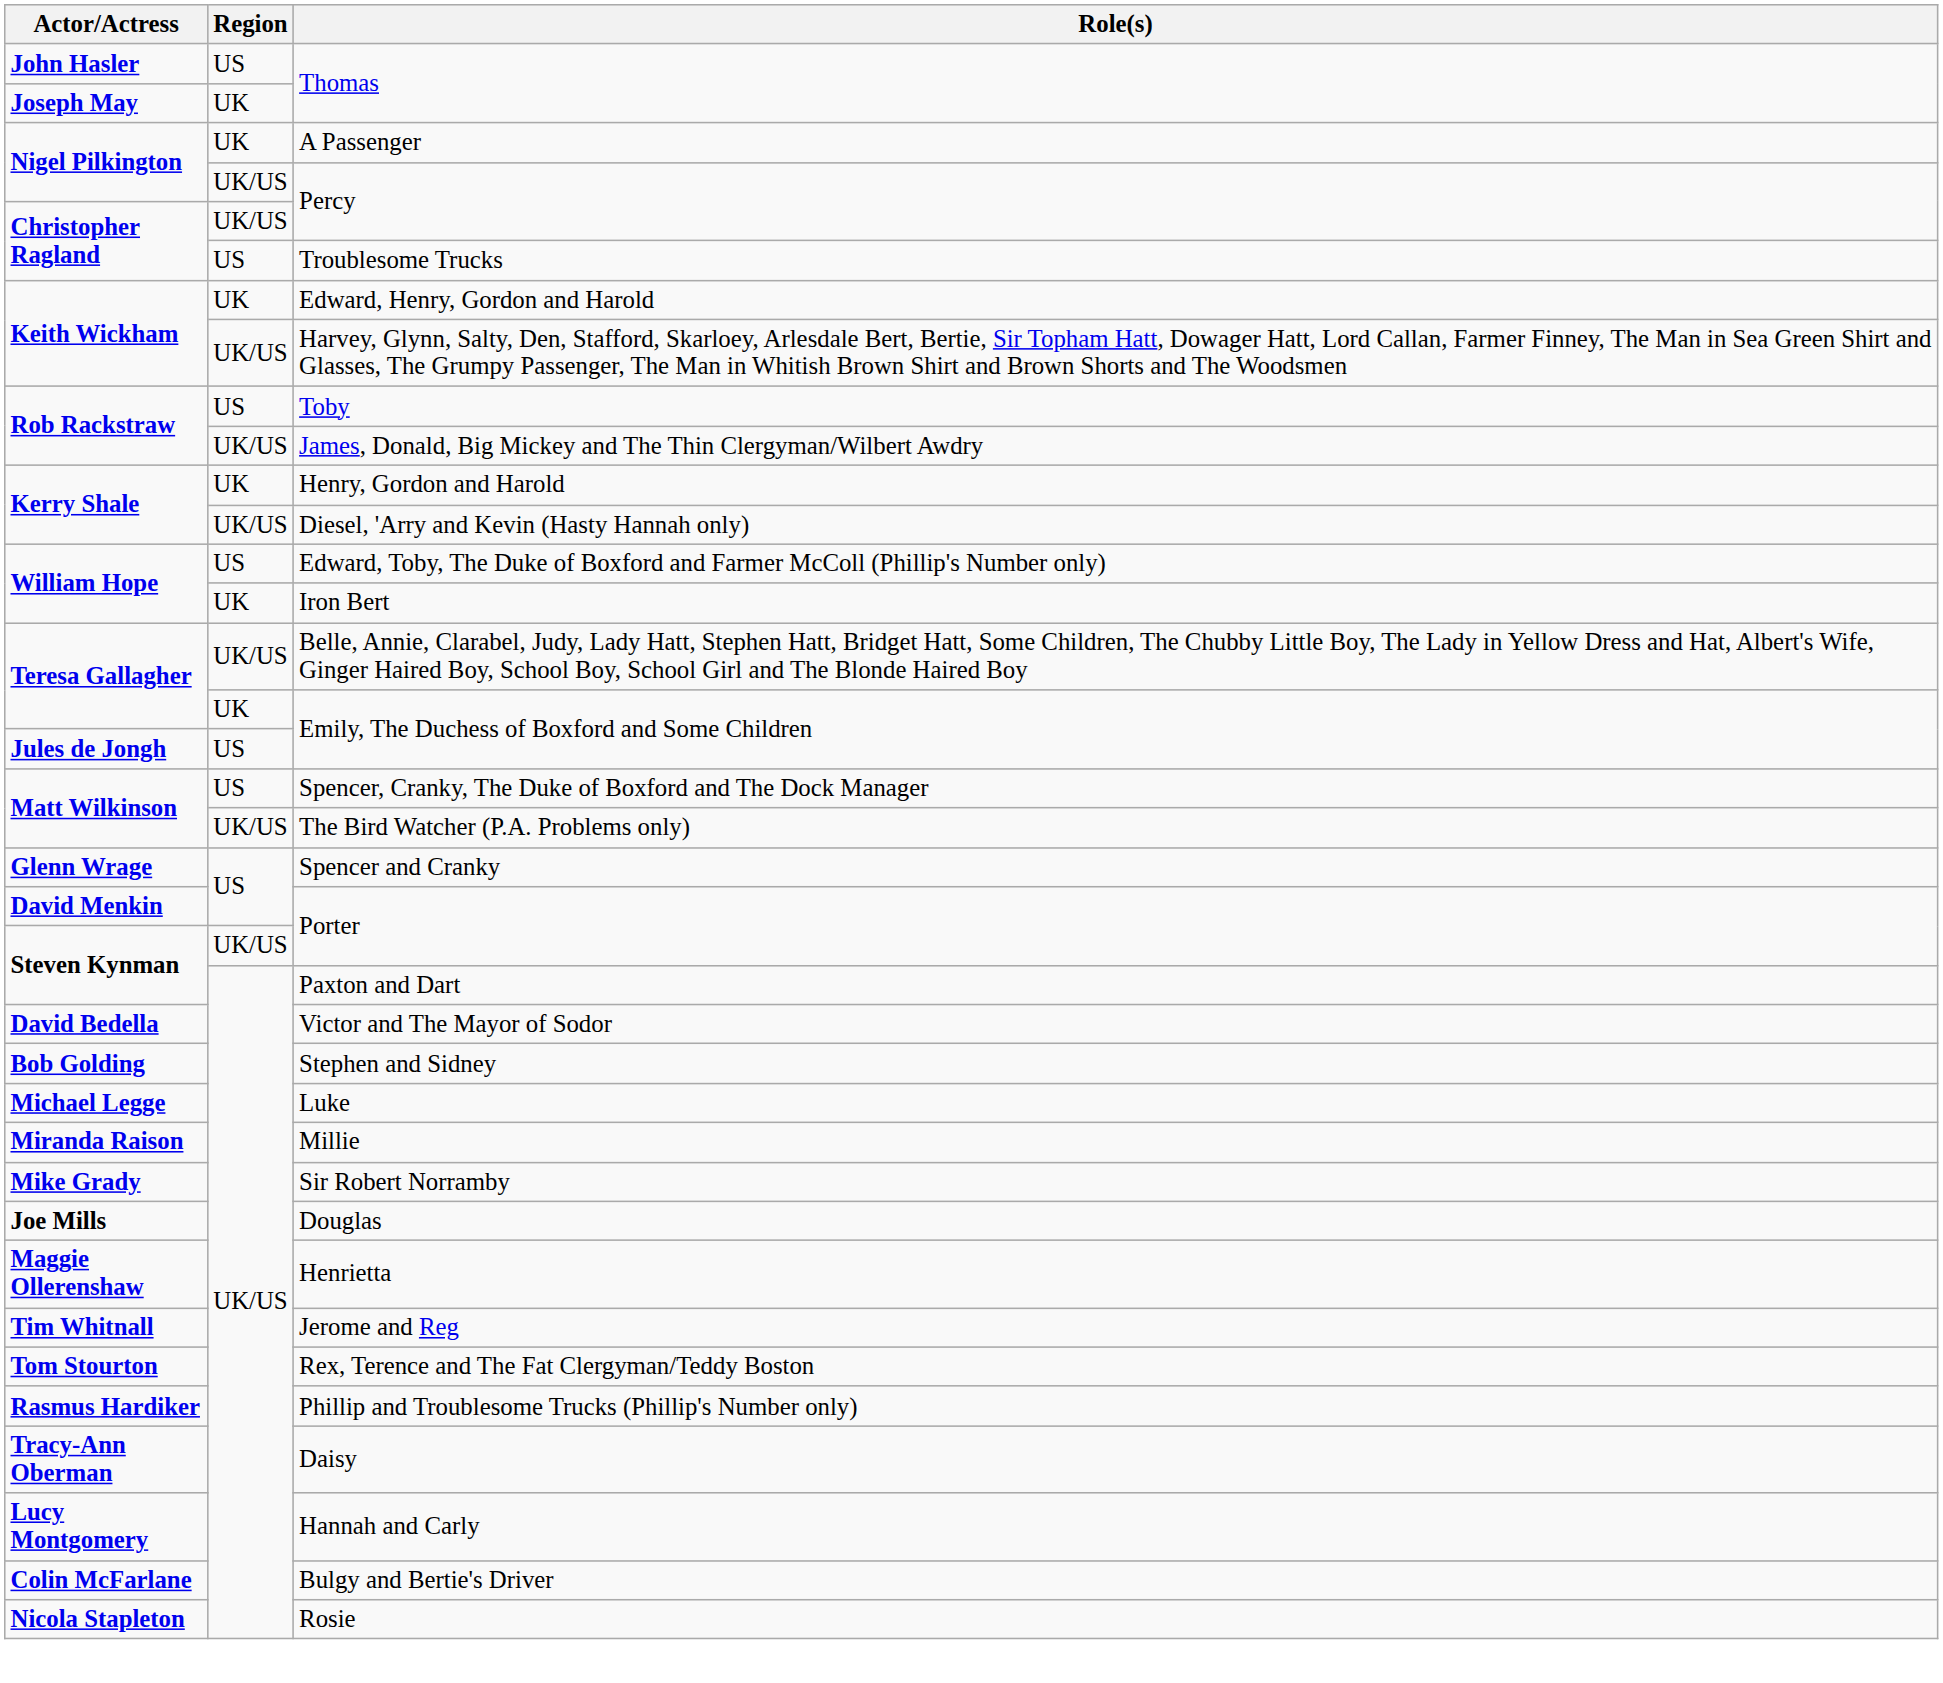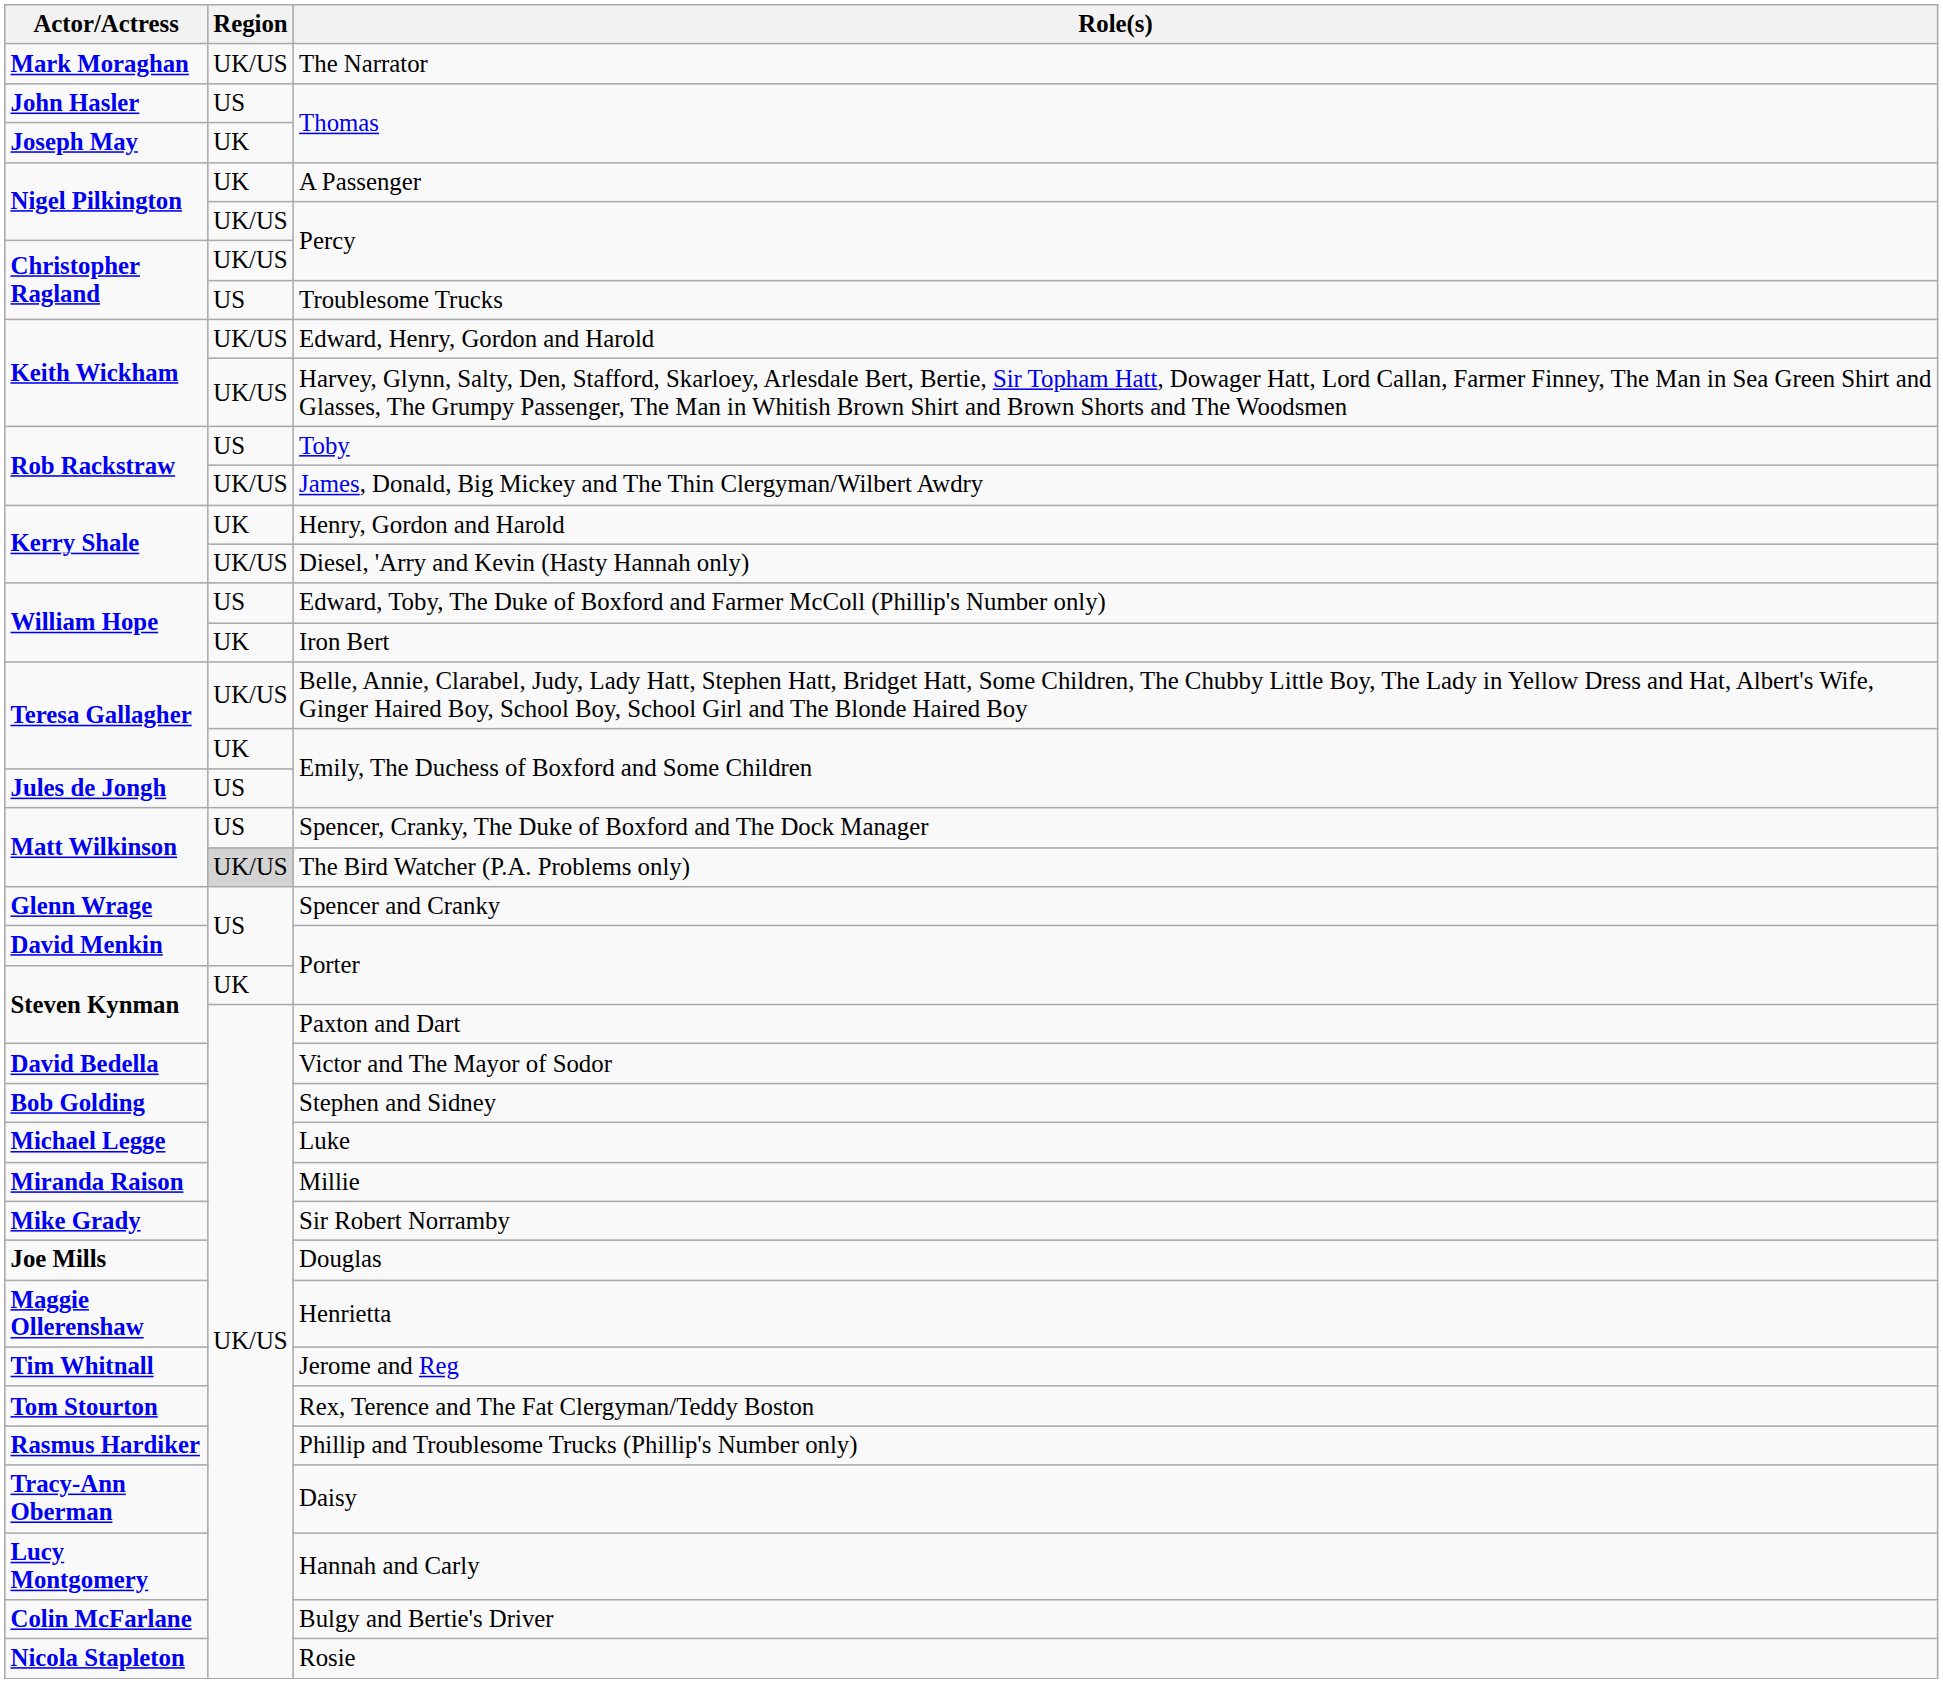+ row: (100, 63)
(231, 299) UK -> (250, 338) UK/US
(250, 827) no background -> (250, 866) lightgrey background
(250, 945) UK/US -> (231, 984) UK
